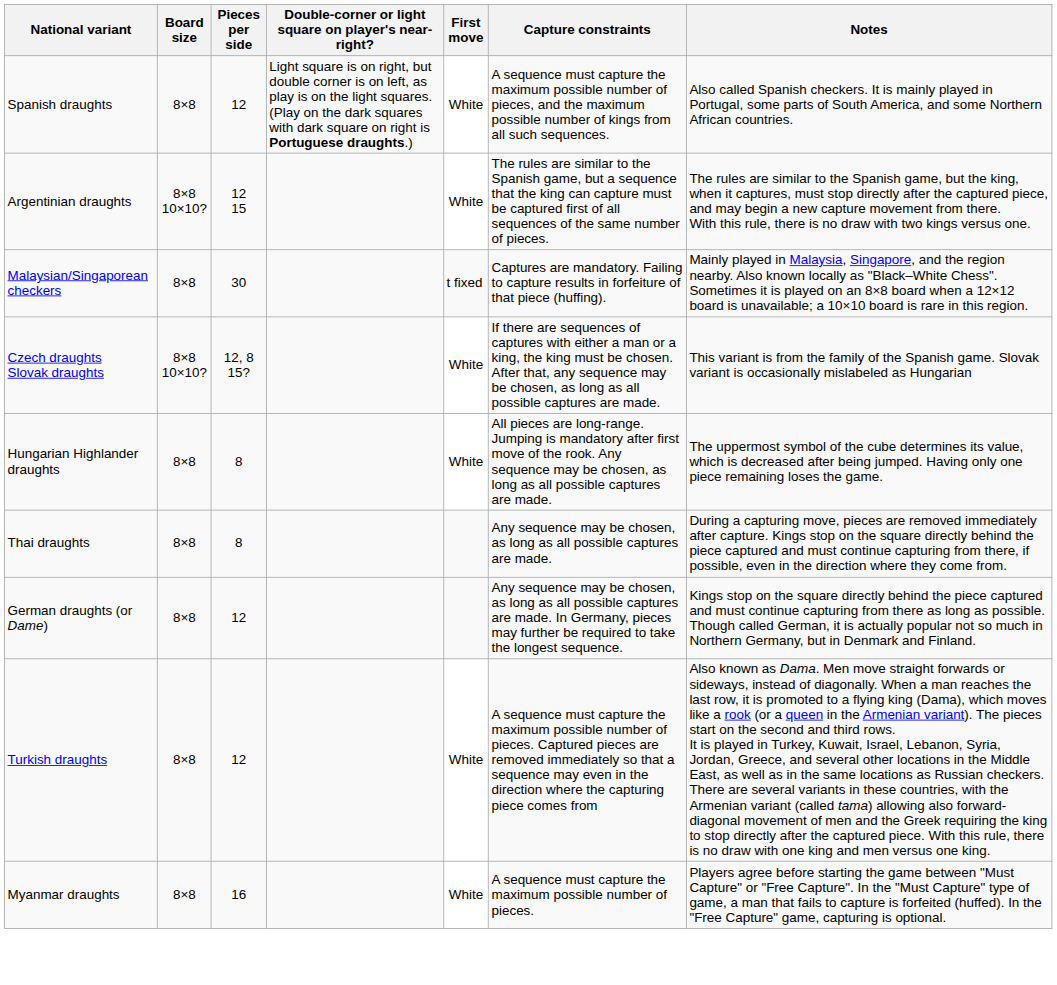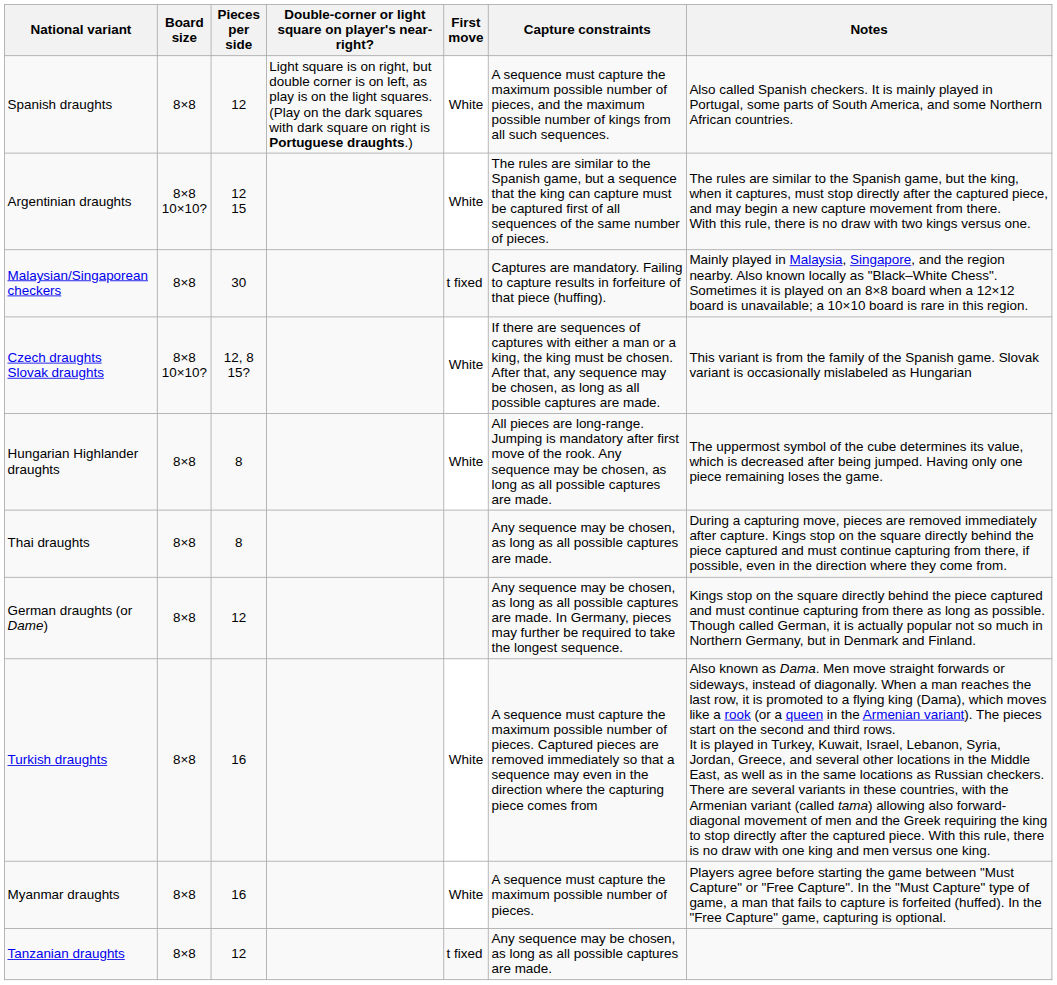(239, 760) 12 -> (239, 760) 16
+ row: (66, 954)
